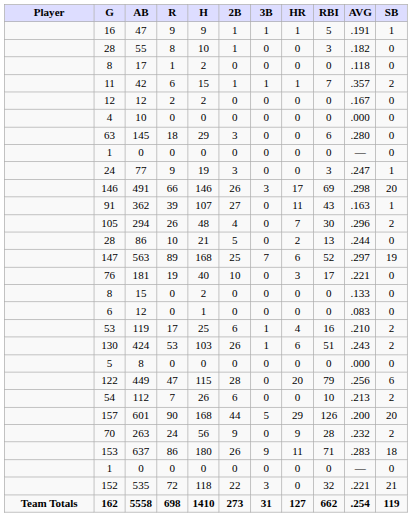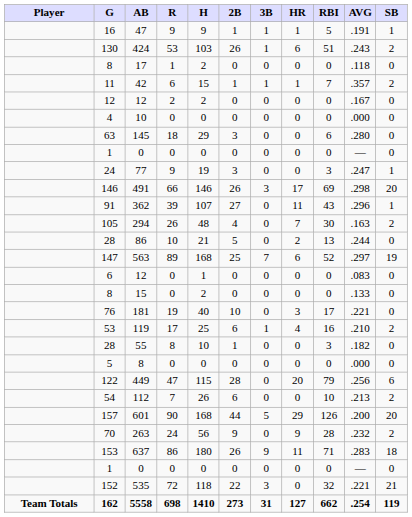rows swapped: (110, 48) <-> (110, 345)
(360, 205) .163 -> (360, 205) .296
(360, 223) .296 -> (360, 223) .163
rows swapped: (110, 310) <-> (110, 275)
